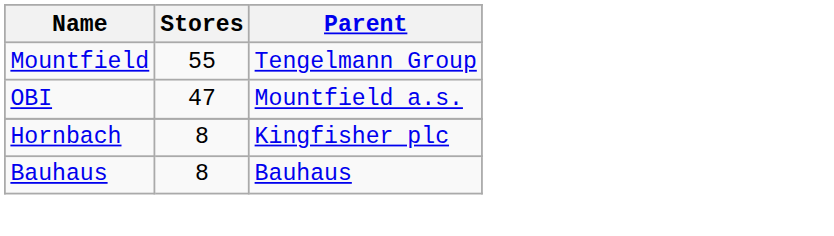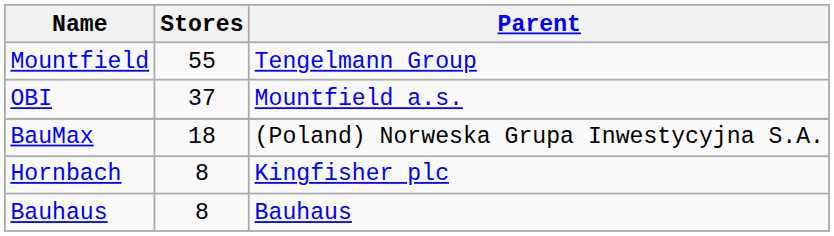(202, 99) 47 -> (202, 99) 37
+ row: (52, 137)
